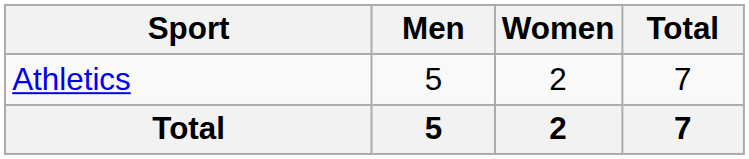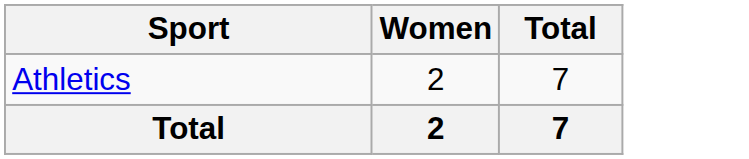- column: (433, 29)
